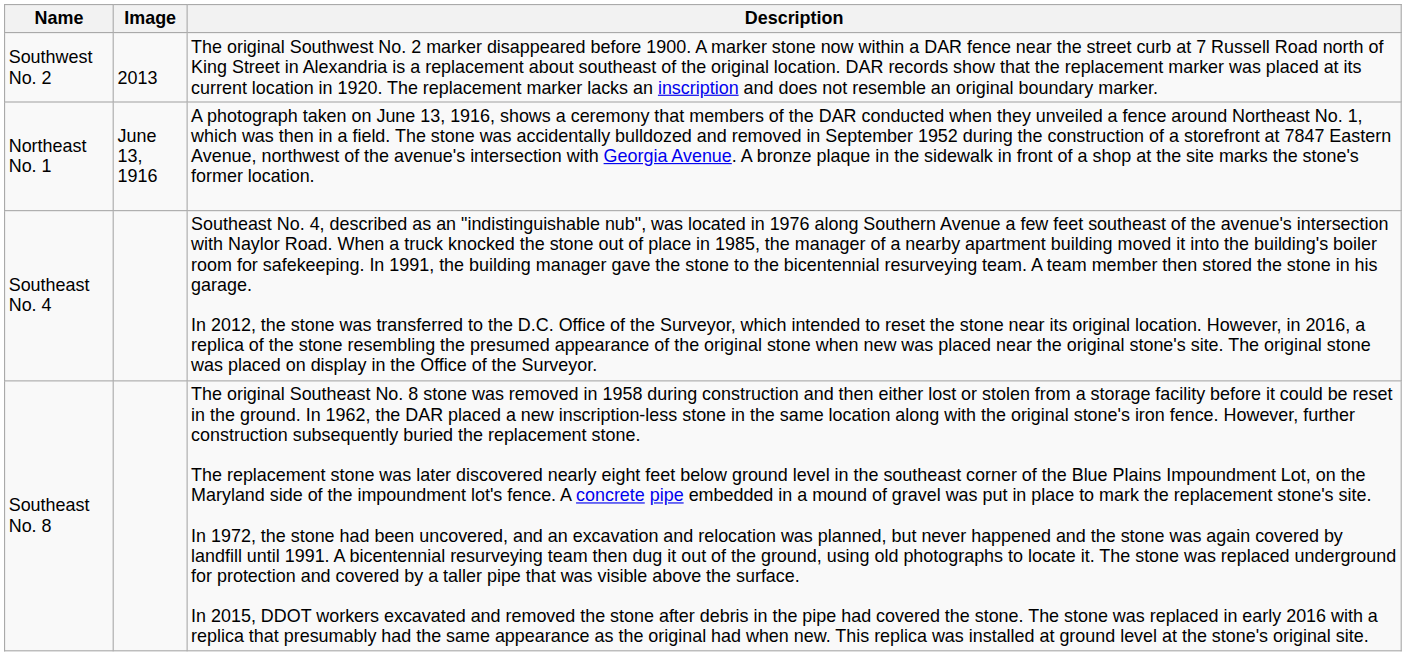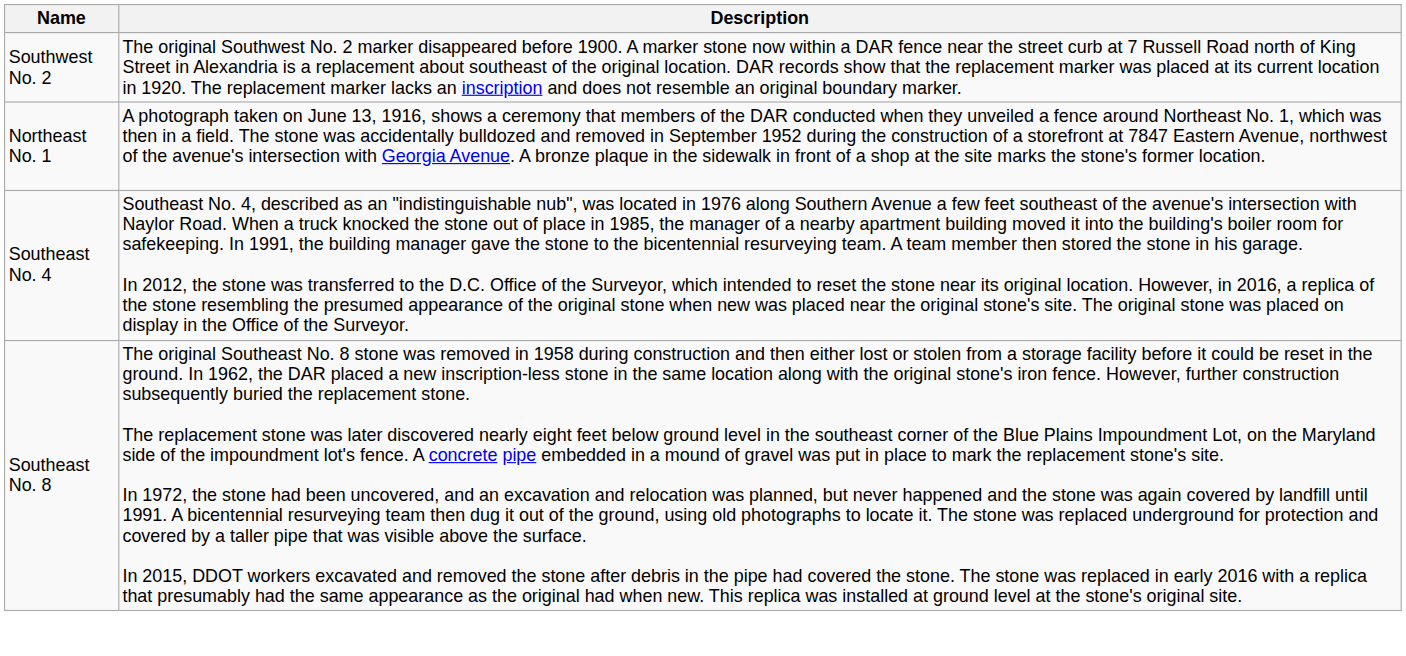- column: (150, 18)
